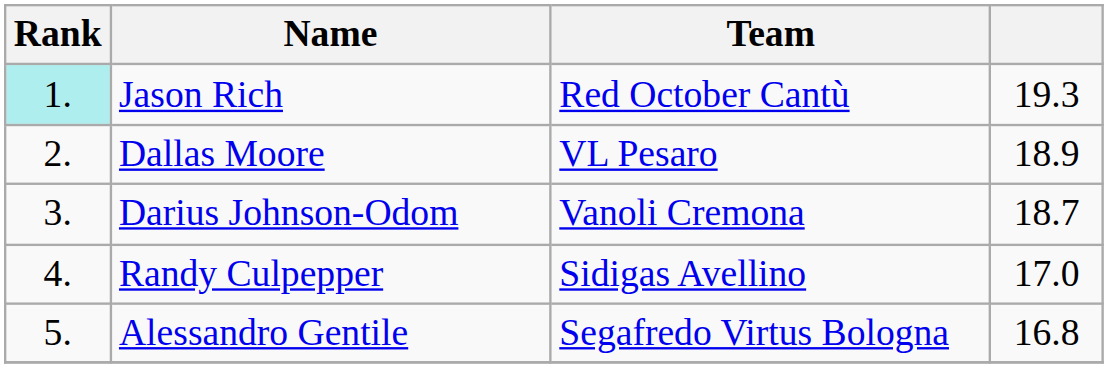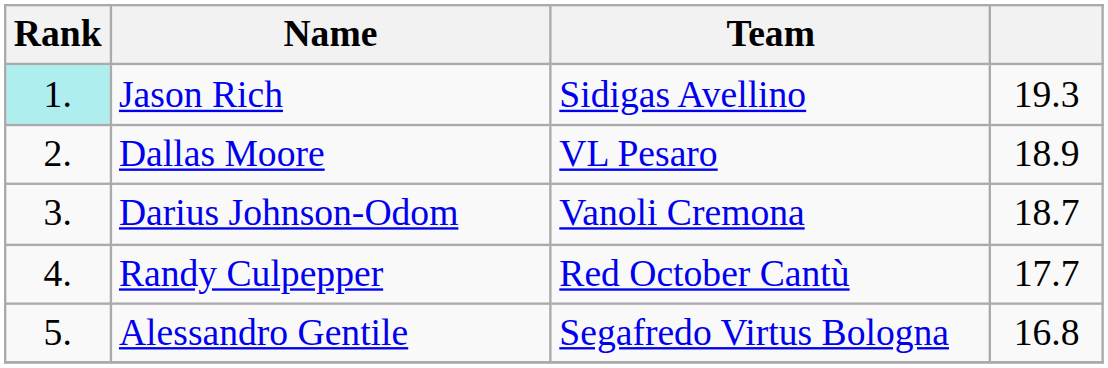(704, 93) Red October Cantù -> (683, 93) Sidigas Avellino
(683, 272) Sidigas Avellino -> (704, 272) Red October Cantù
(1047, 272) 17.0 -> (1047, 272) 17.7
